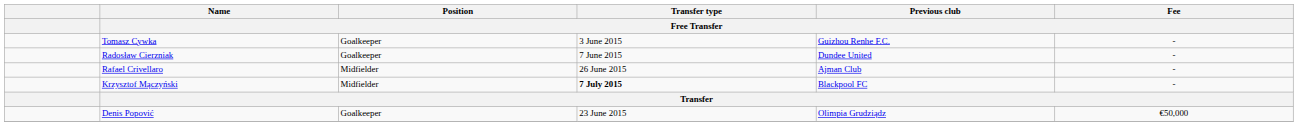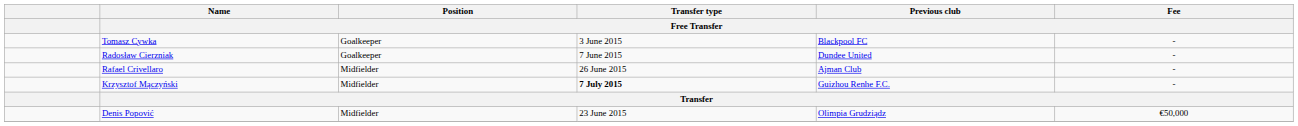(854, 40) Guizhou Renhe F.C. -> (843, 40) Blackpool FC
(843, 84) Blackpool FC -> (854, 84) Guizhou Renhe F.C.
(361, 113) Goalkeeper -> (359, 113) Midfielder
